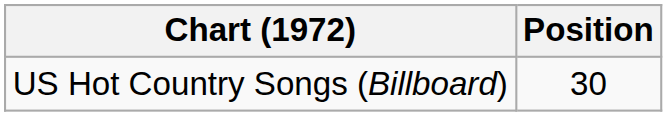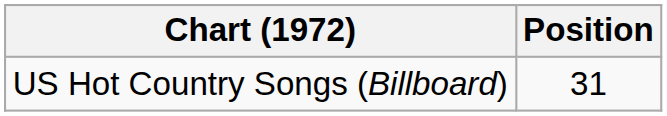(588, 83) 30 -> (588, 83) 31
